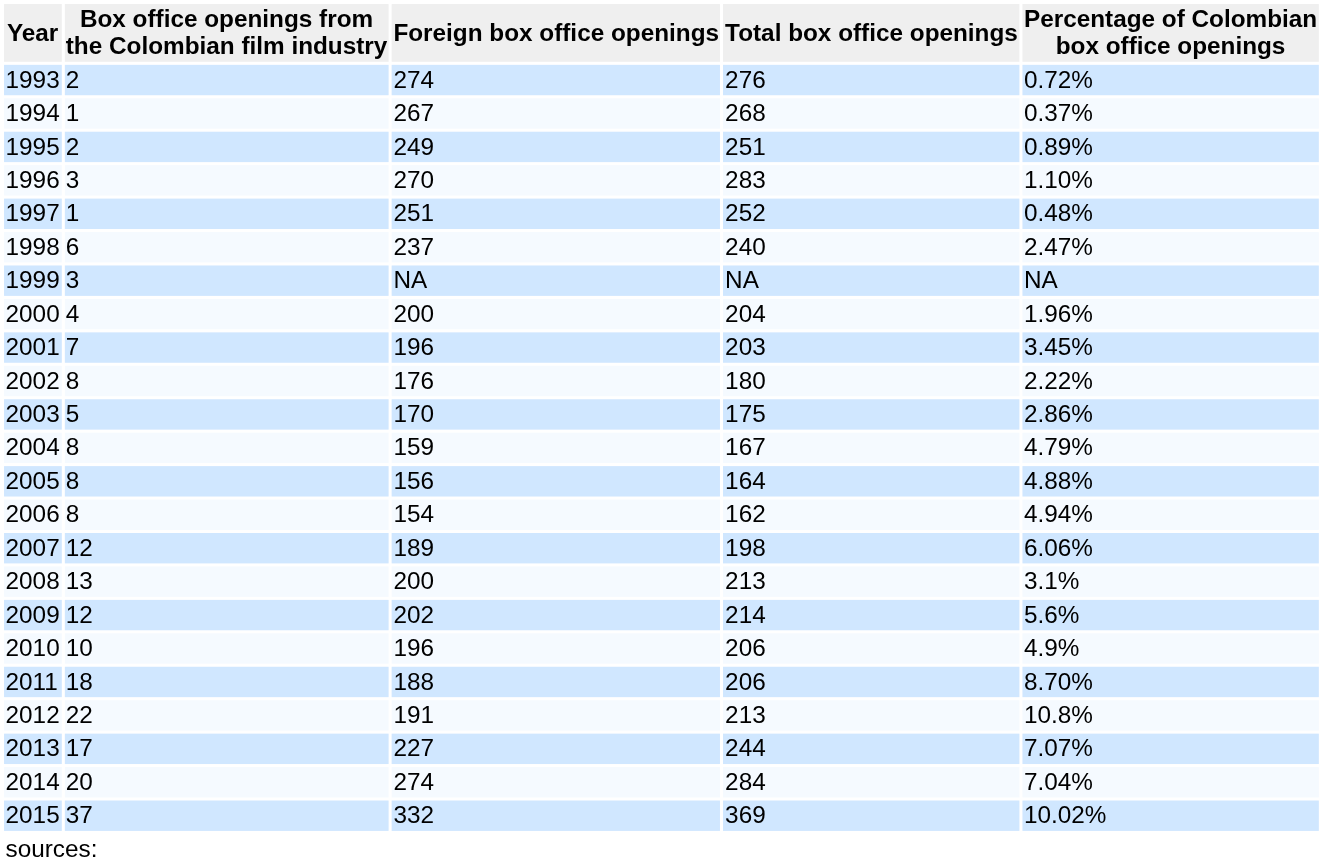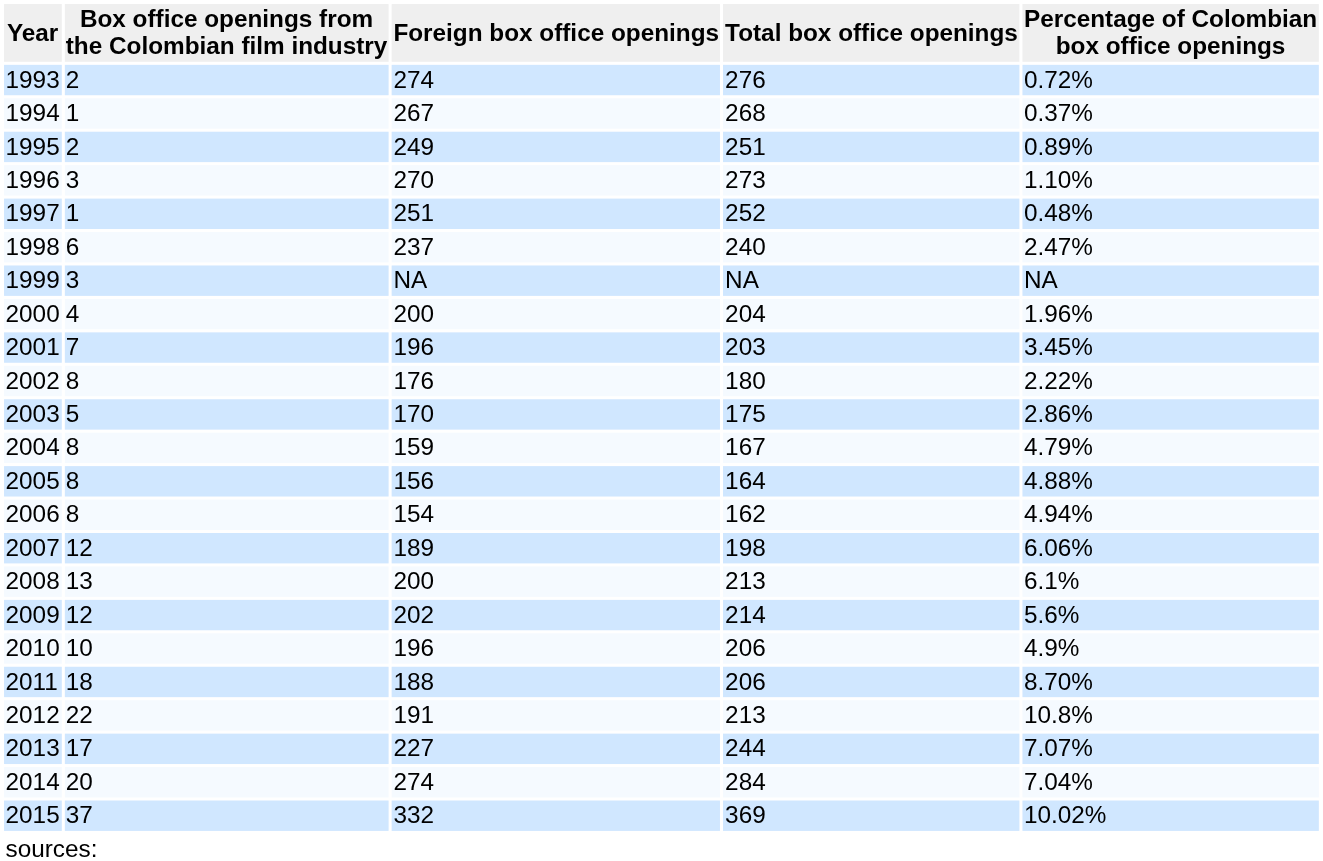(745, 180) 283 -> (745, 180) 273
(1052, 581) 3.1% -> (1052, 581) 6.1%
